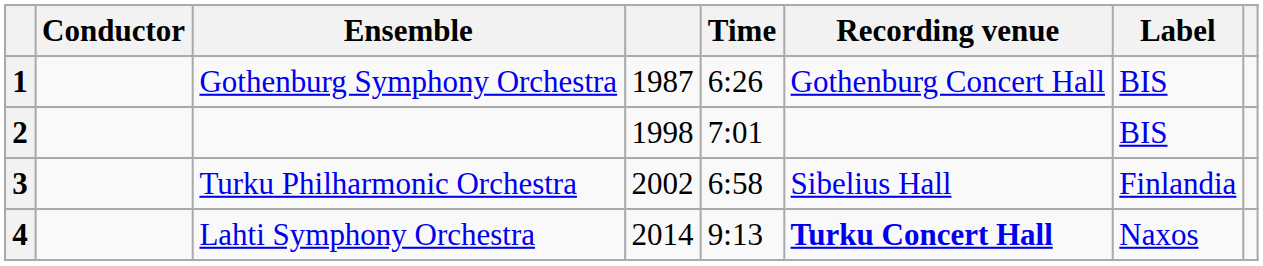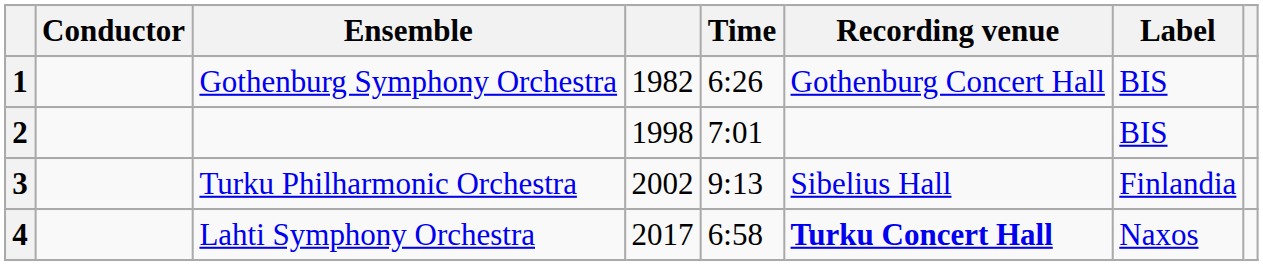(662, 81) 1987 -> (662, 81) 1982
(735, 183) 6:58 -> (735, 183) 9:13
(662, 234) 2014 -> (662, 234) 2017
(735, 234) 9:13 -> (735, 234) 6:58
